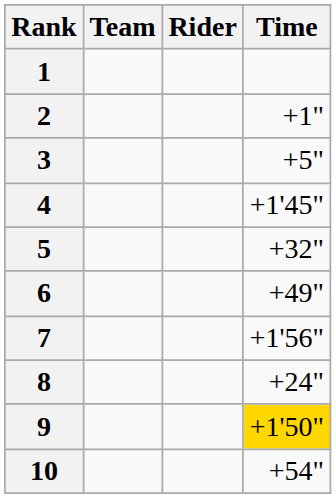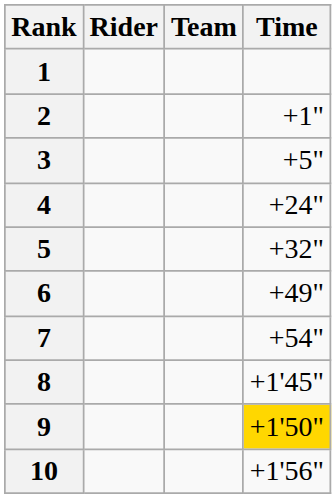columns swapped: (203, 26) <-> (123, 26)
(287, 204) +1'45" -> (296, 204) +24"
(287, 337) +1'56" -> (296, 337) +54"
(296, 381) +24" -> (287, 381) +1'45"
(296, 470) +54" -> (287, 470) +1'56"
